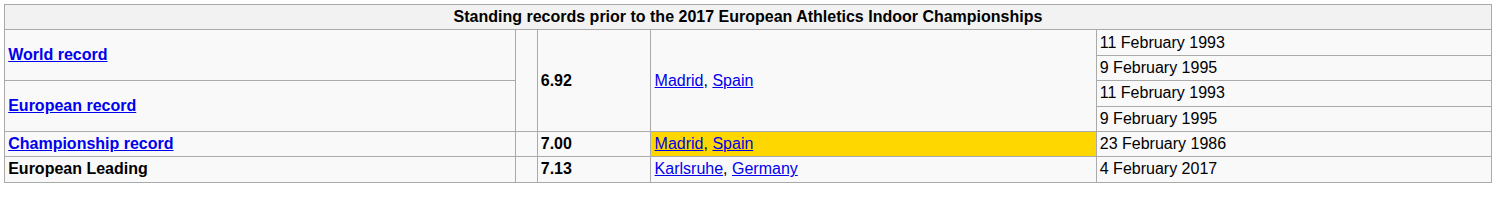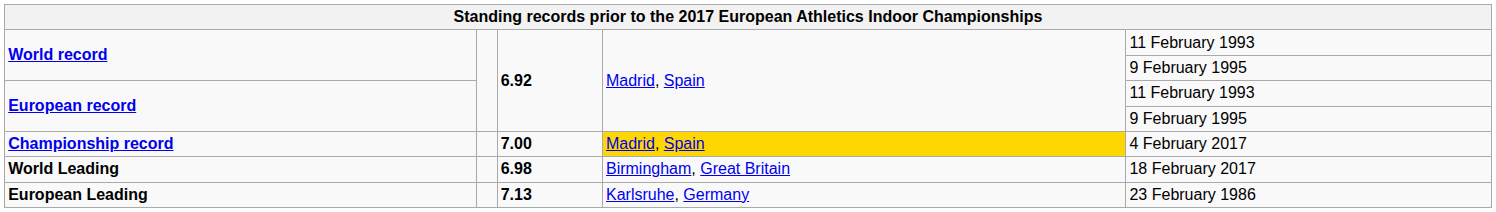(1163, 144) 23 February 1986 -> (1188, 144) 4 February 2017
+ row: (64, 169)
(1158, 169) 4 February 2017 -> (1193, 194) 23 February 1986
